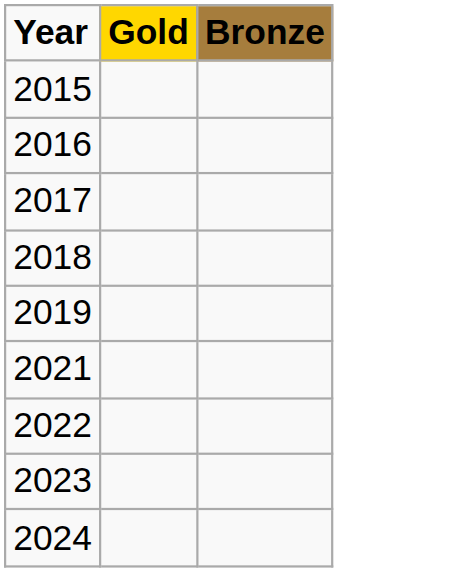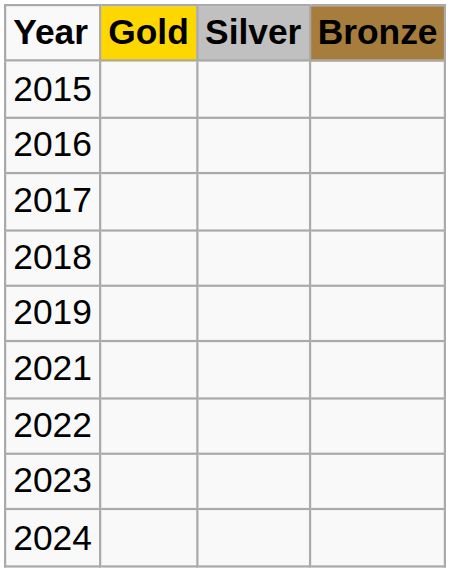+ column: (253, 32)
